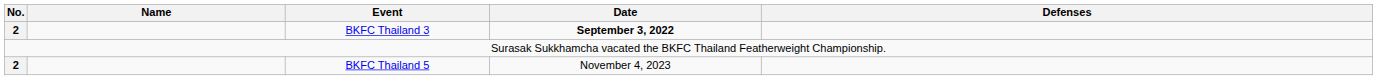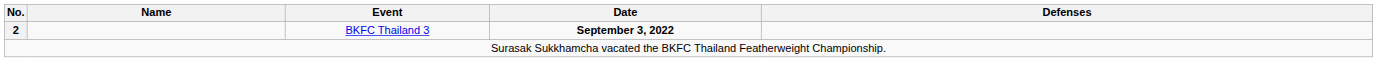- row: (387, 65)
